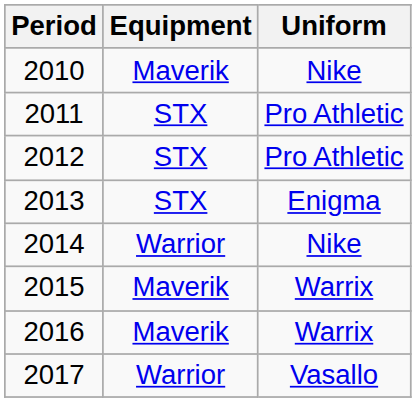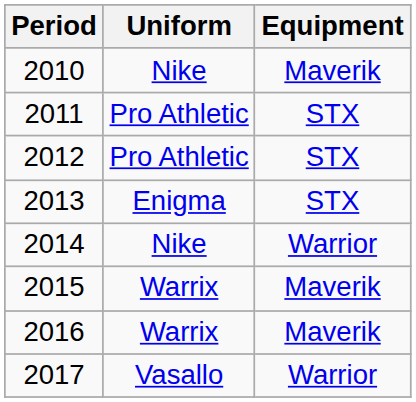columns swapped: (334, 26) <-> (181, 26)
